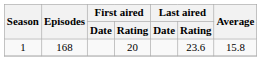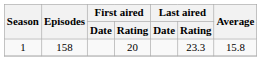(64, 47) 168 -> (64, 47) 158
(196, 47) 23.6 -> (196, 47) 23.3
